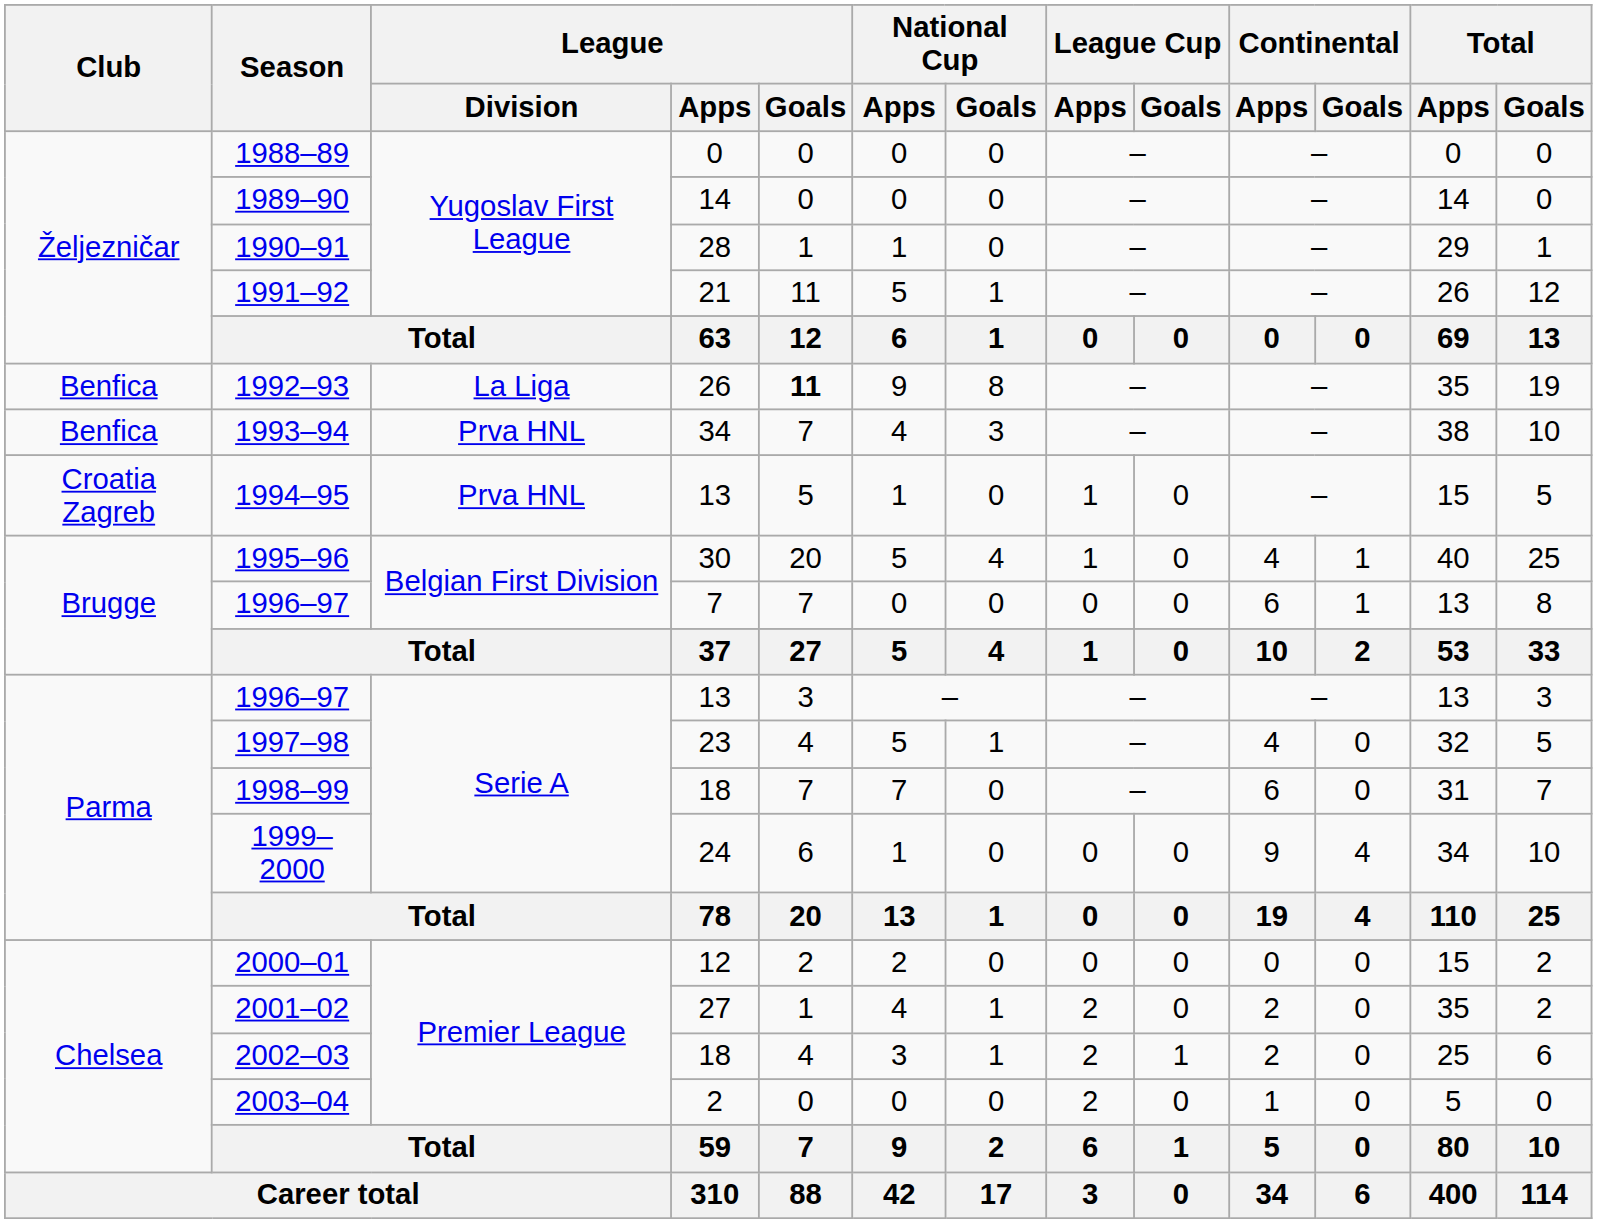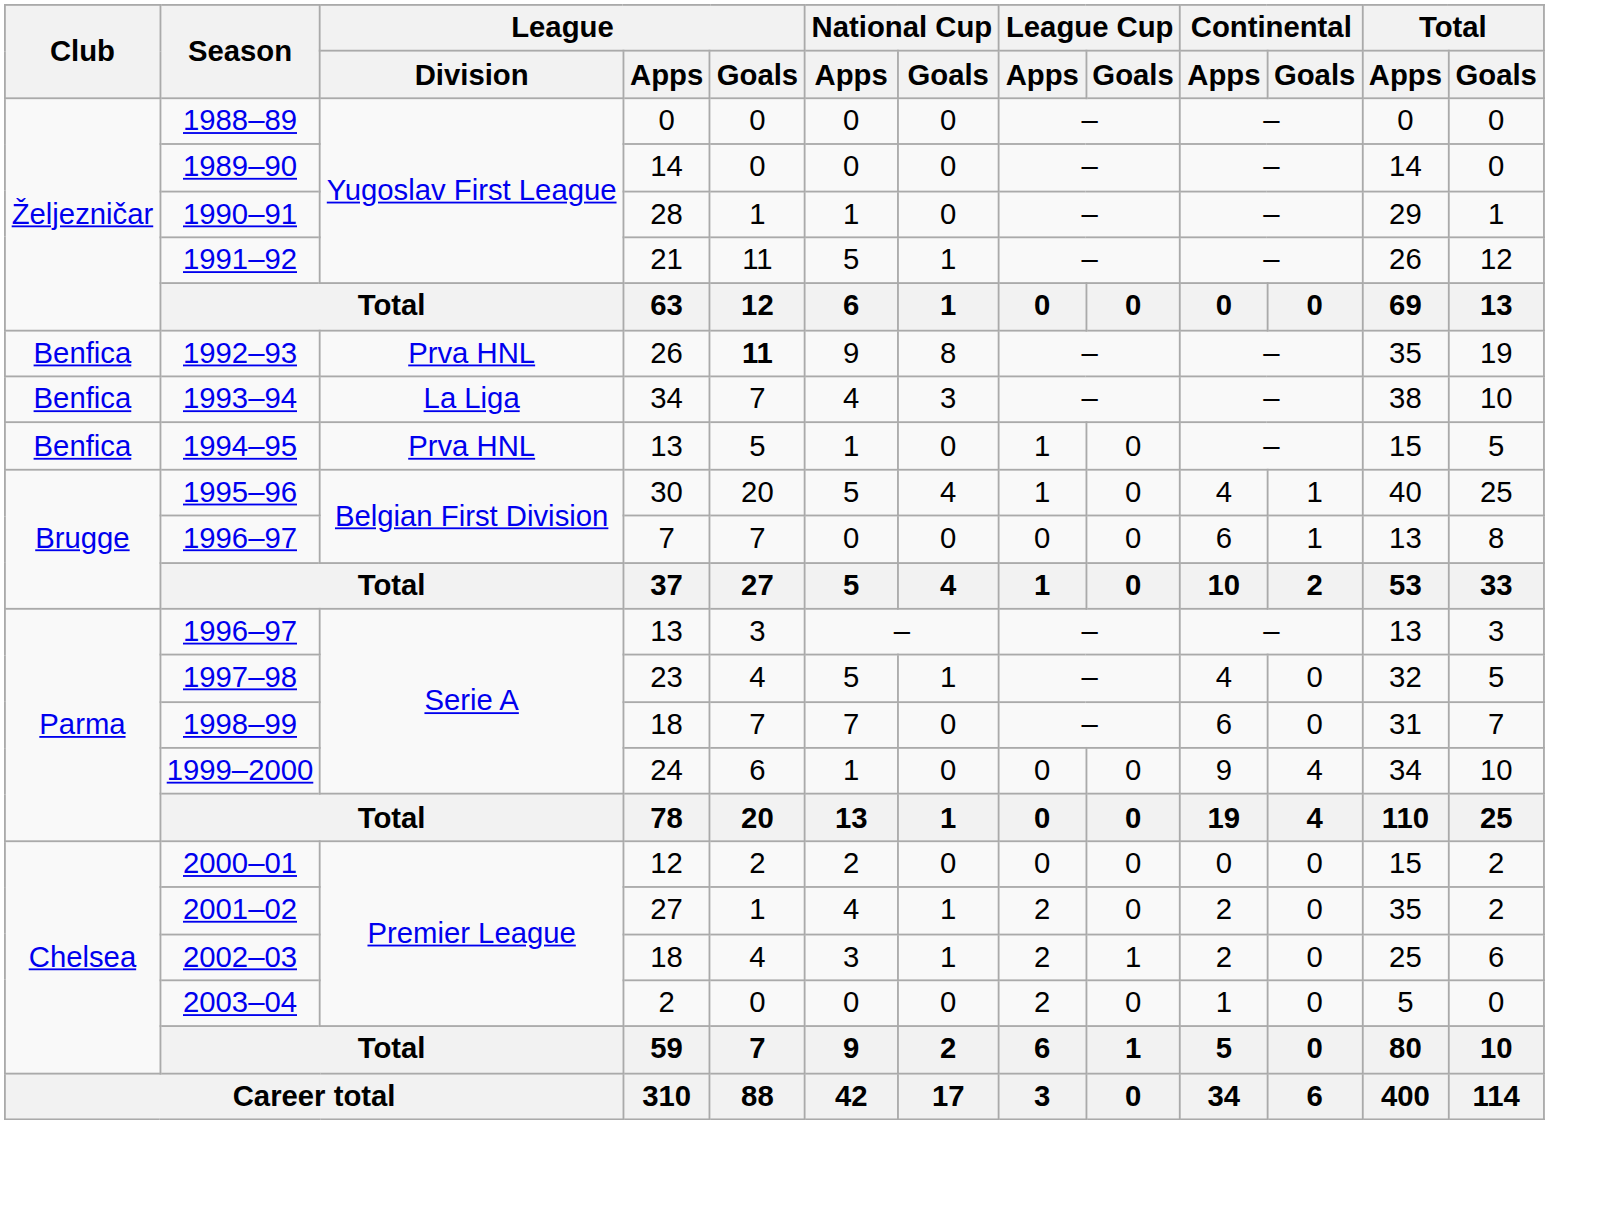(522, 385) La Liga -> (472, 352) Prva HNL
(522, 432) Prva HNL -> (472, 399) La Liga
(109, 495) Croatia Zagreb -> (82, 445) Benfica
